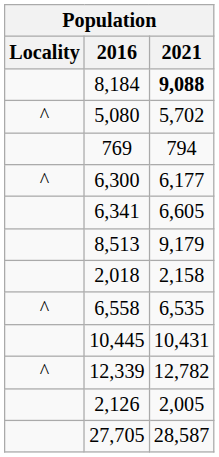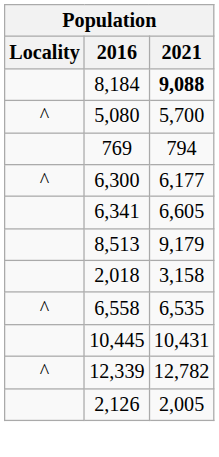(182, 116) 5,702 -> (182, 116) 5,700
(182, 276) 2,158 -> (182, 276) 3,158
- row: (117, 436)
